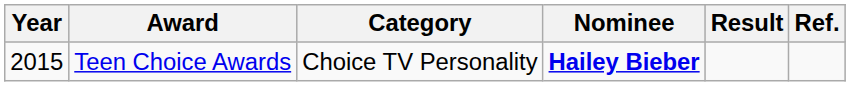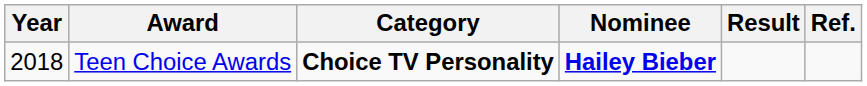(37, 61) 2015 -> (37, 61) 2018
(420, 61) normal -> (428, 61) bold
